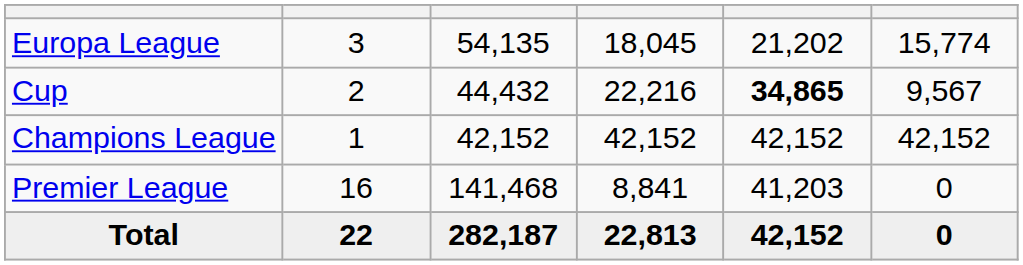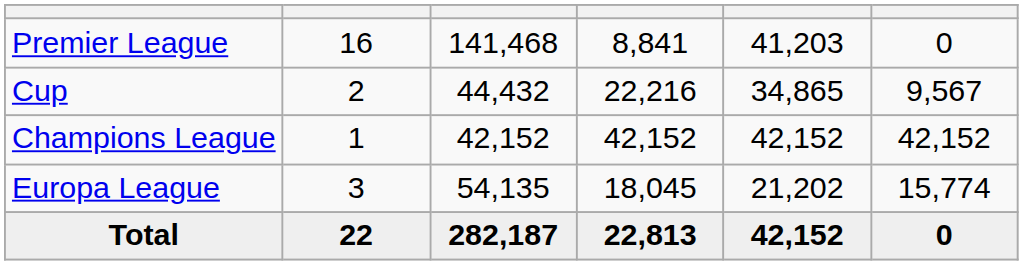rows swapped: (120, 187) <-> (116, 42)
(797, 90) bold -> (797, 90) normal
